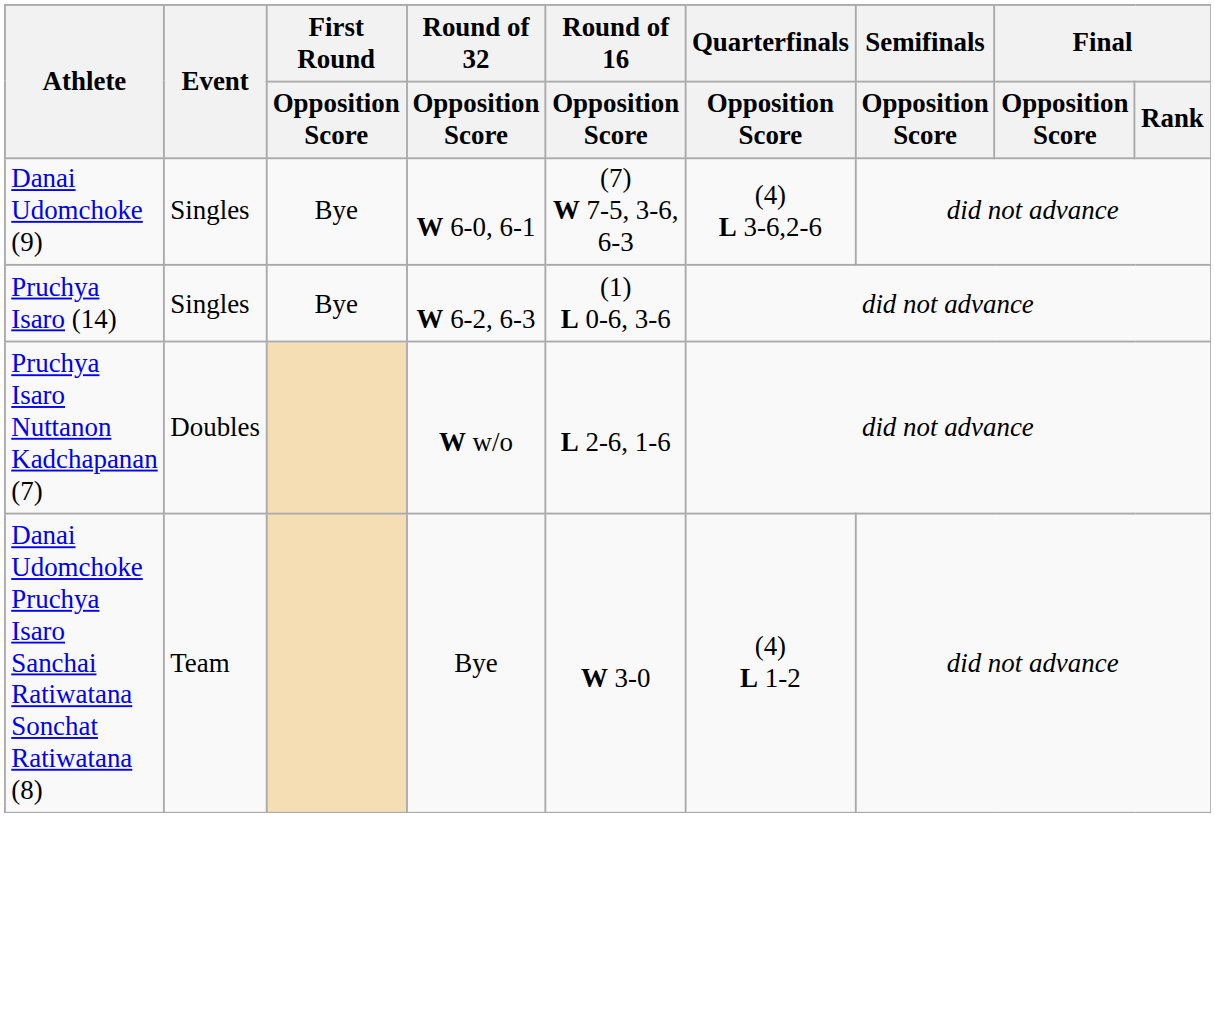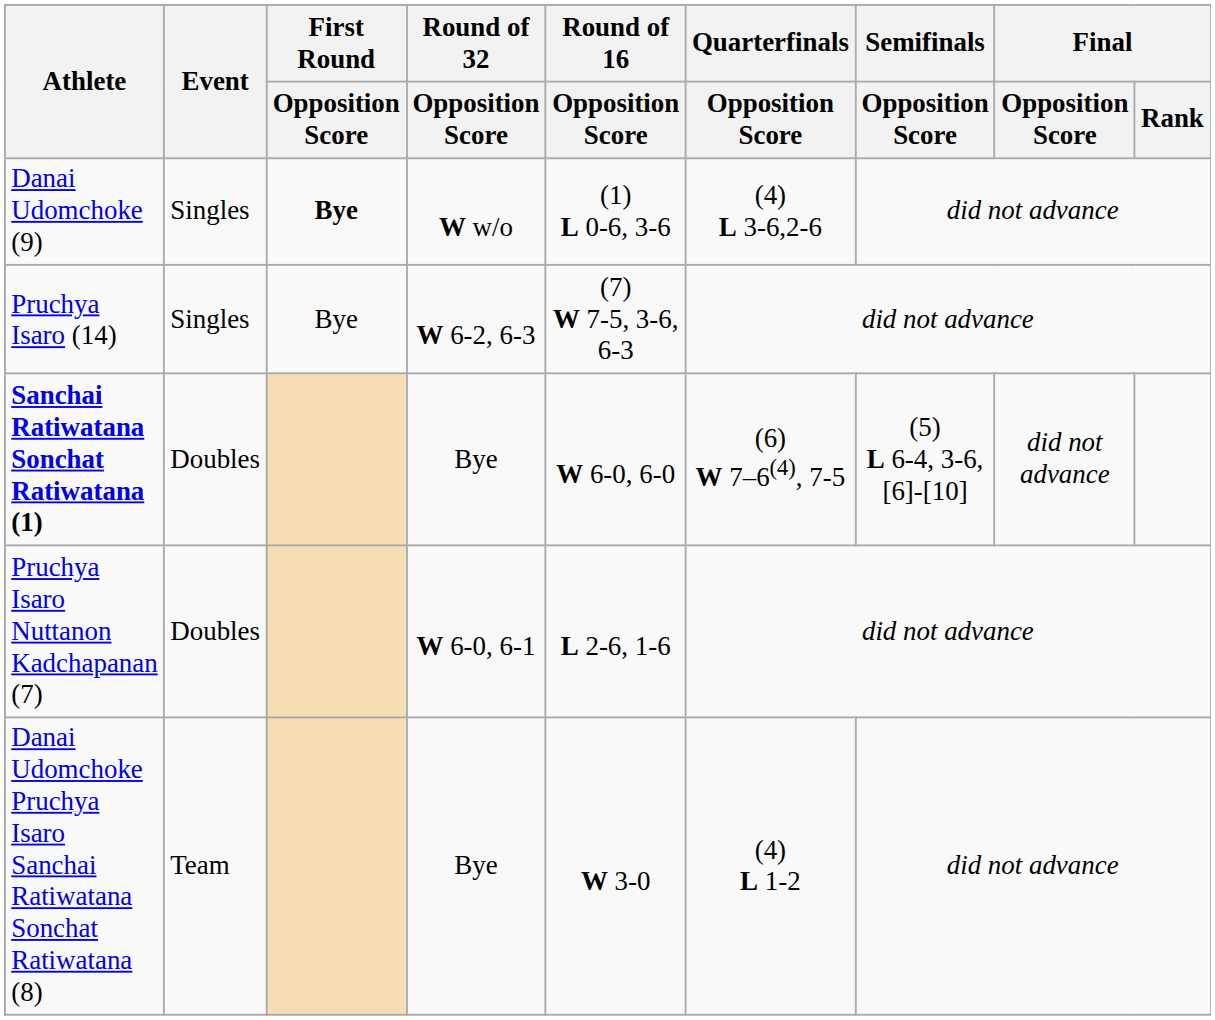(336, 211) normal -> (336, 211) bold
(476, 227) W 6-0, 6-1 -> (476, 227) W w/o
(616, 211) (7) W 7-5, 3-6, 6-3 -> (616, 211) (1) L 0-6, 3-6
(616, 303) (1) L 0-6, 3-6 -> (616, 319) (7) W 7-5, 3-6, 6-3
+ row: (78, 459)
(476, 443) W w/o -> (476, 646) W 6-0, 6-1
